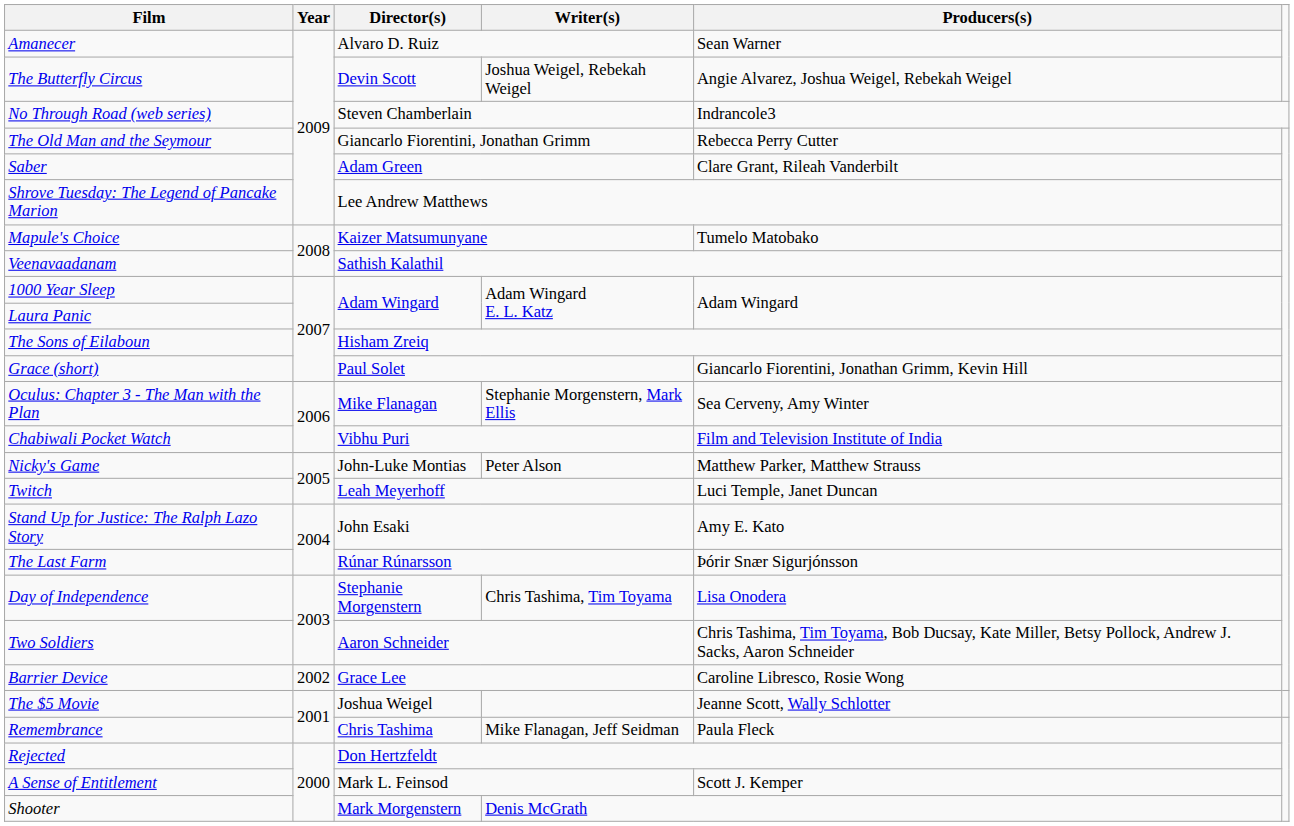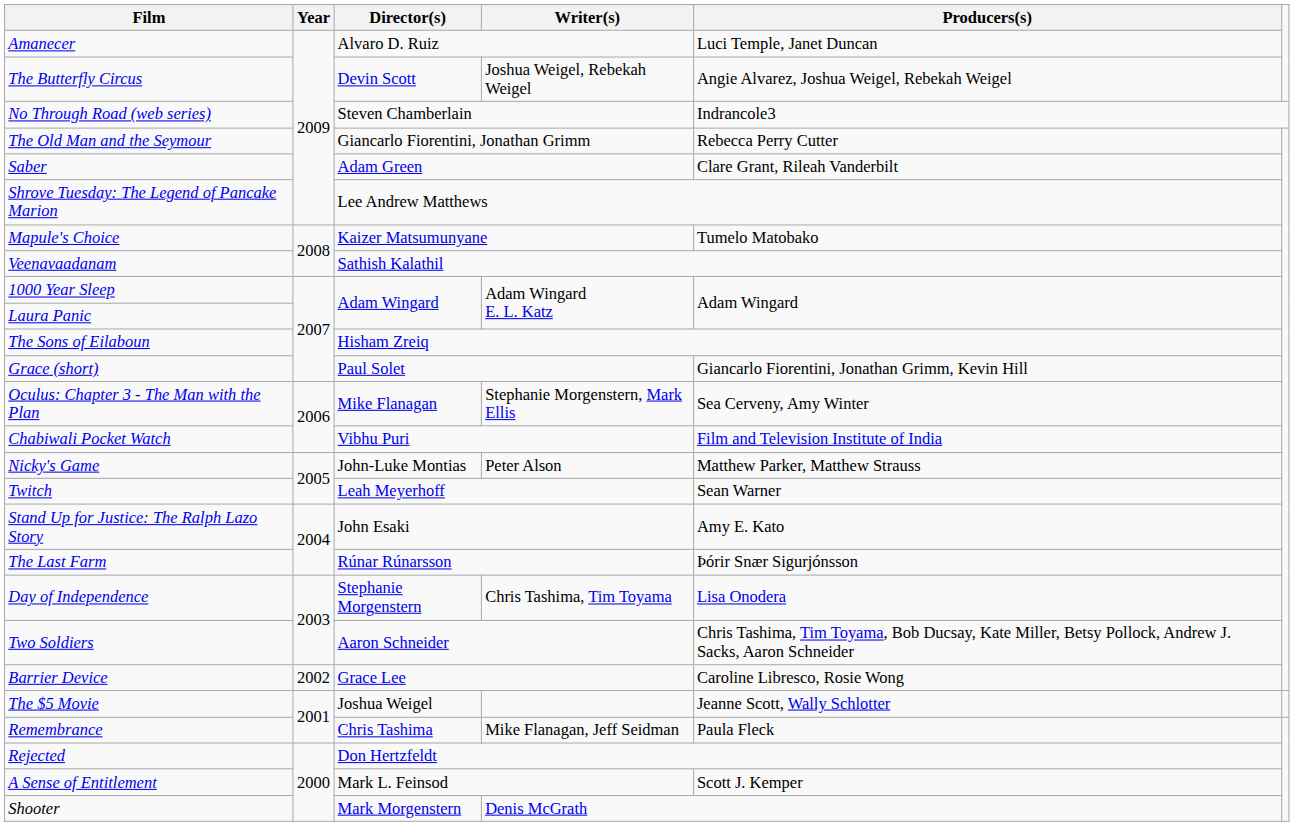(739, 43) Sean Warner -> (787, 43) Luci Temple, Janet Duncan
(787, 491) Luci Temple, Janet Duncan -> (739, 491) Sean Warner
